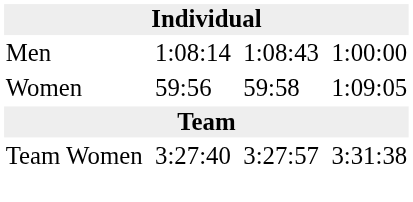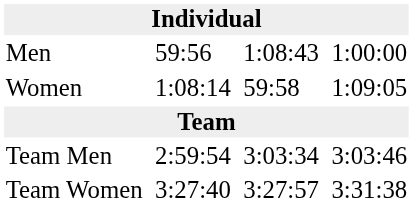(193, 53) 1:08:14 -> (183, 53) 59:56
(183, 87) 59:56 -> (193, 87) 1:08:14
+ row: (59, 155)
